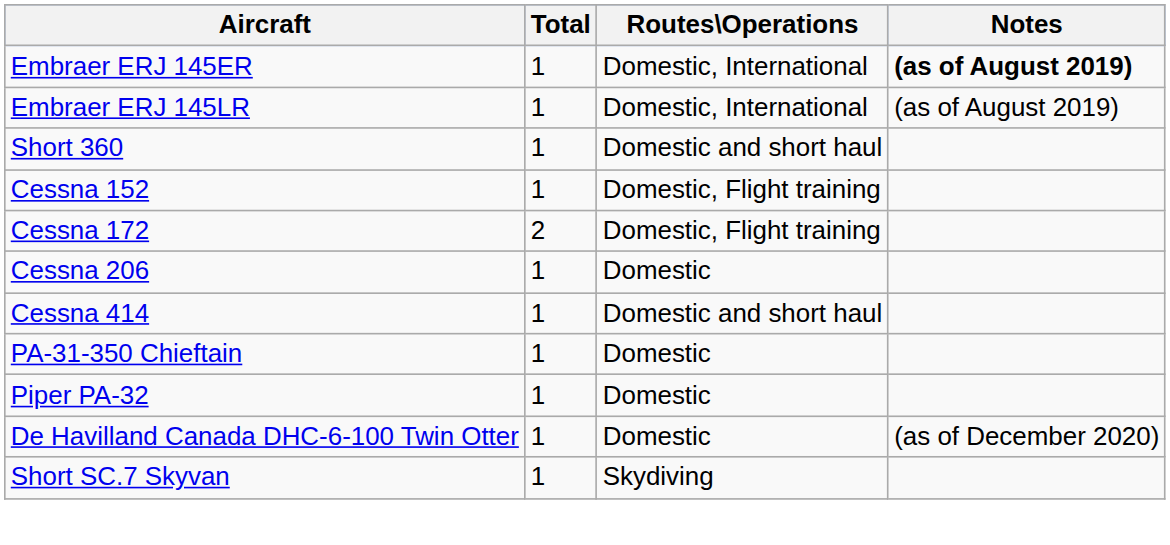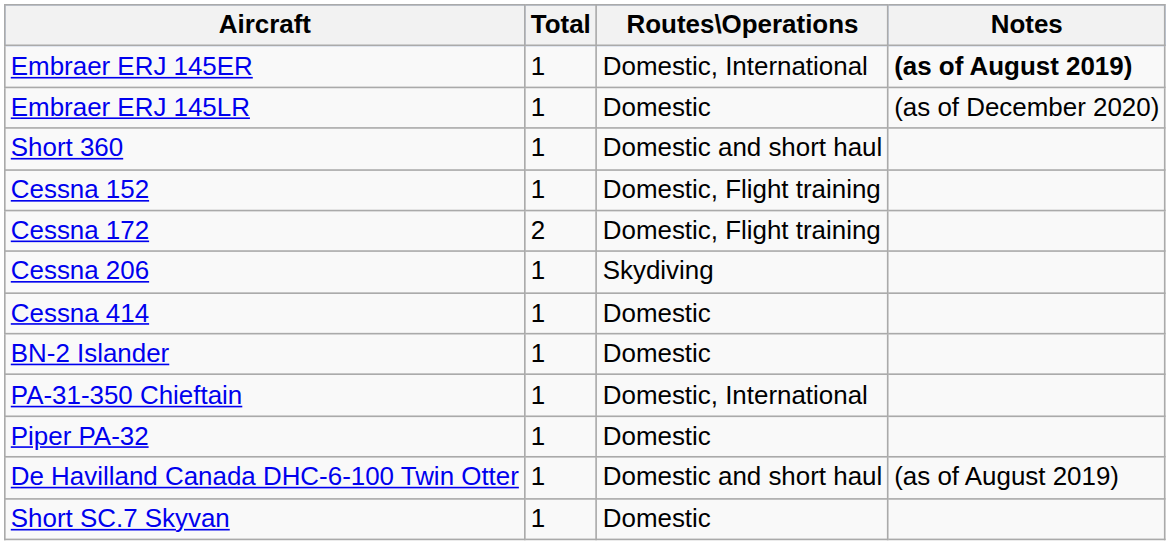(735, 107) Domestic, International -> (657, 107) Domestic
(1007, 107) (as of August 2019) -> (1027, 107) (as of December 2020)
(657, 271) Domestic -> (658, 271) Skydiving
(742, 312) Domestic and short haul -> (657, 312) Domestic
+ row: (90, 353)
(657, 353) Domestic -> (735, 395) Domestic, International
(657, 436) Domestic -> (742, 477) Domestic and short haul
(1027, 436) (as of December 2020) -> (1007, 477) (as of August 2019)
(658, 477) Skydiving -> (657, 518) Domestic
